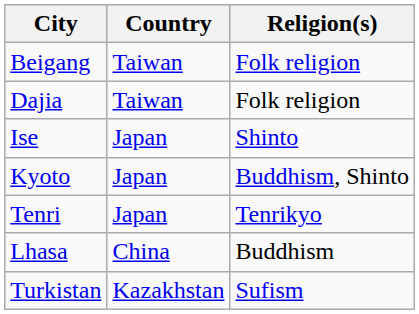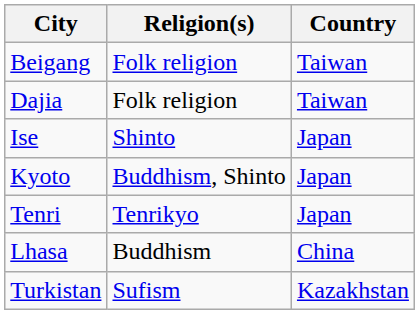columns swapped: (168, 23) <-> (322, 23)
